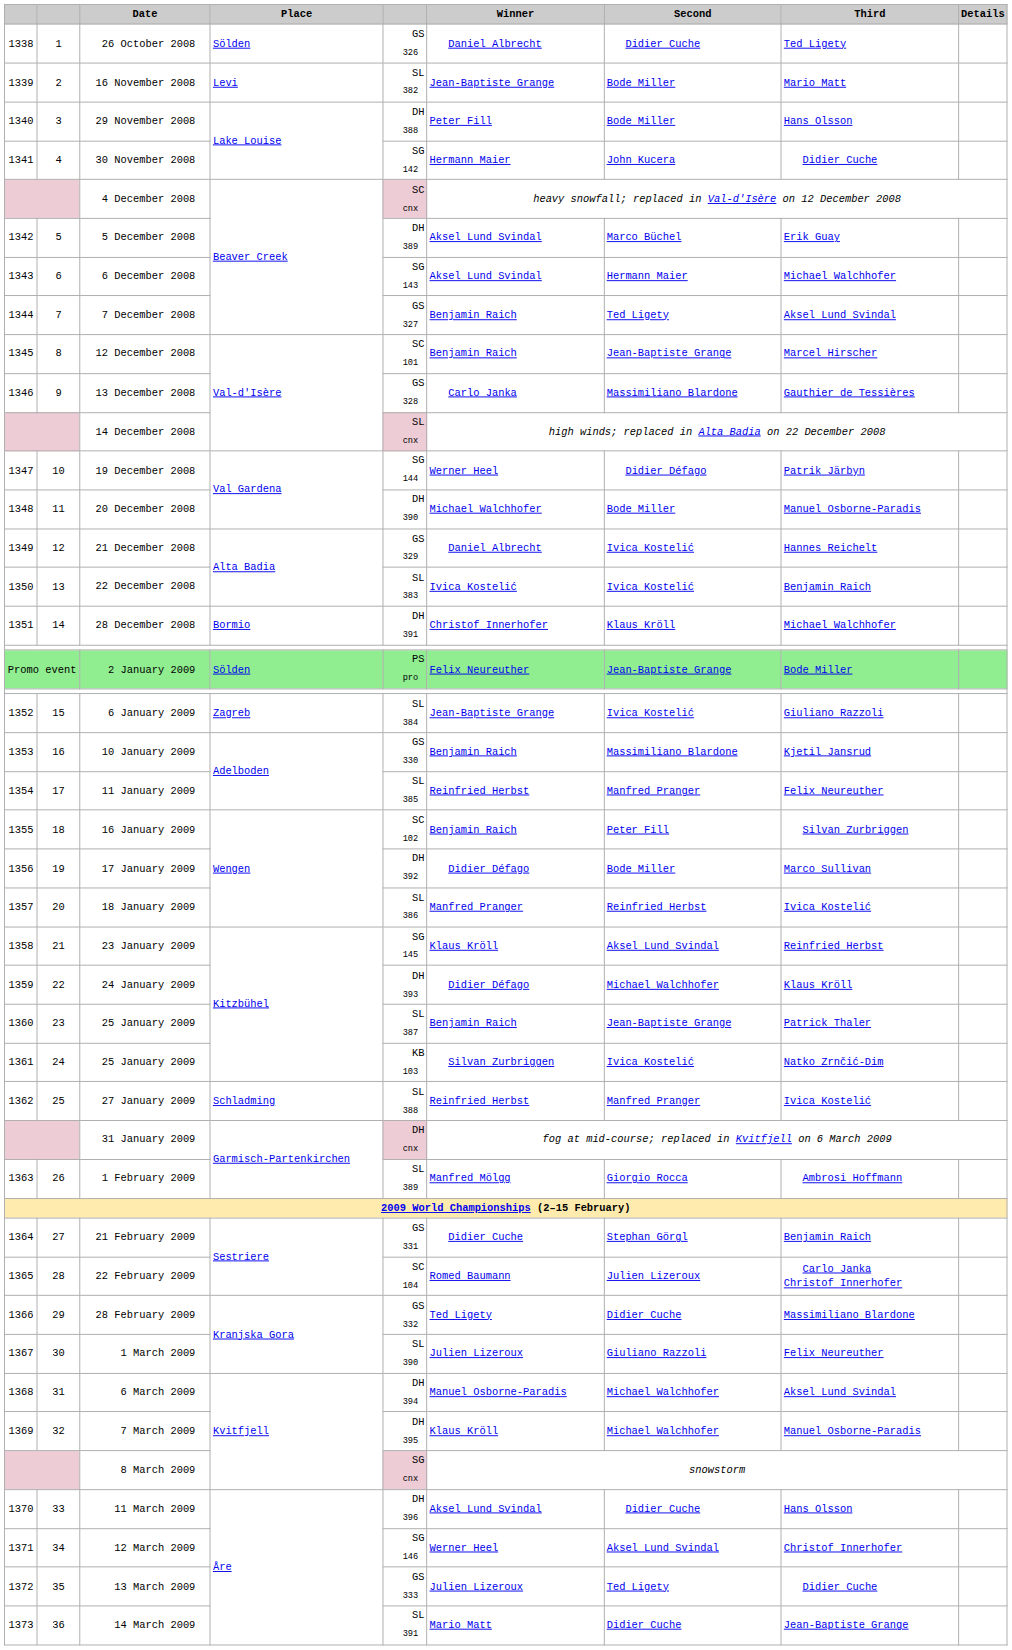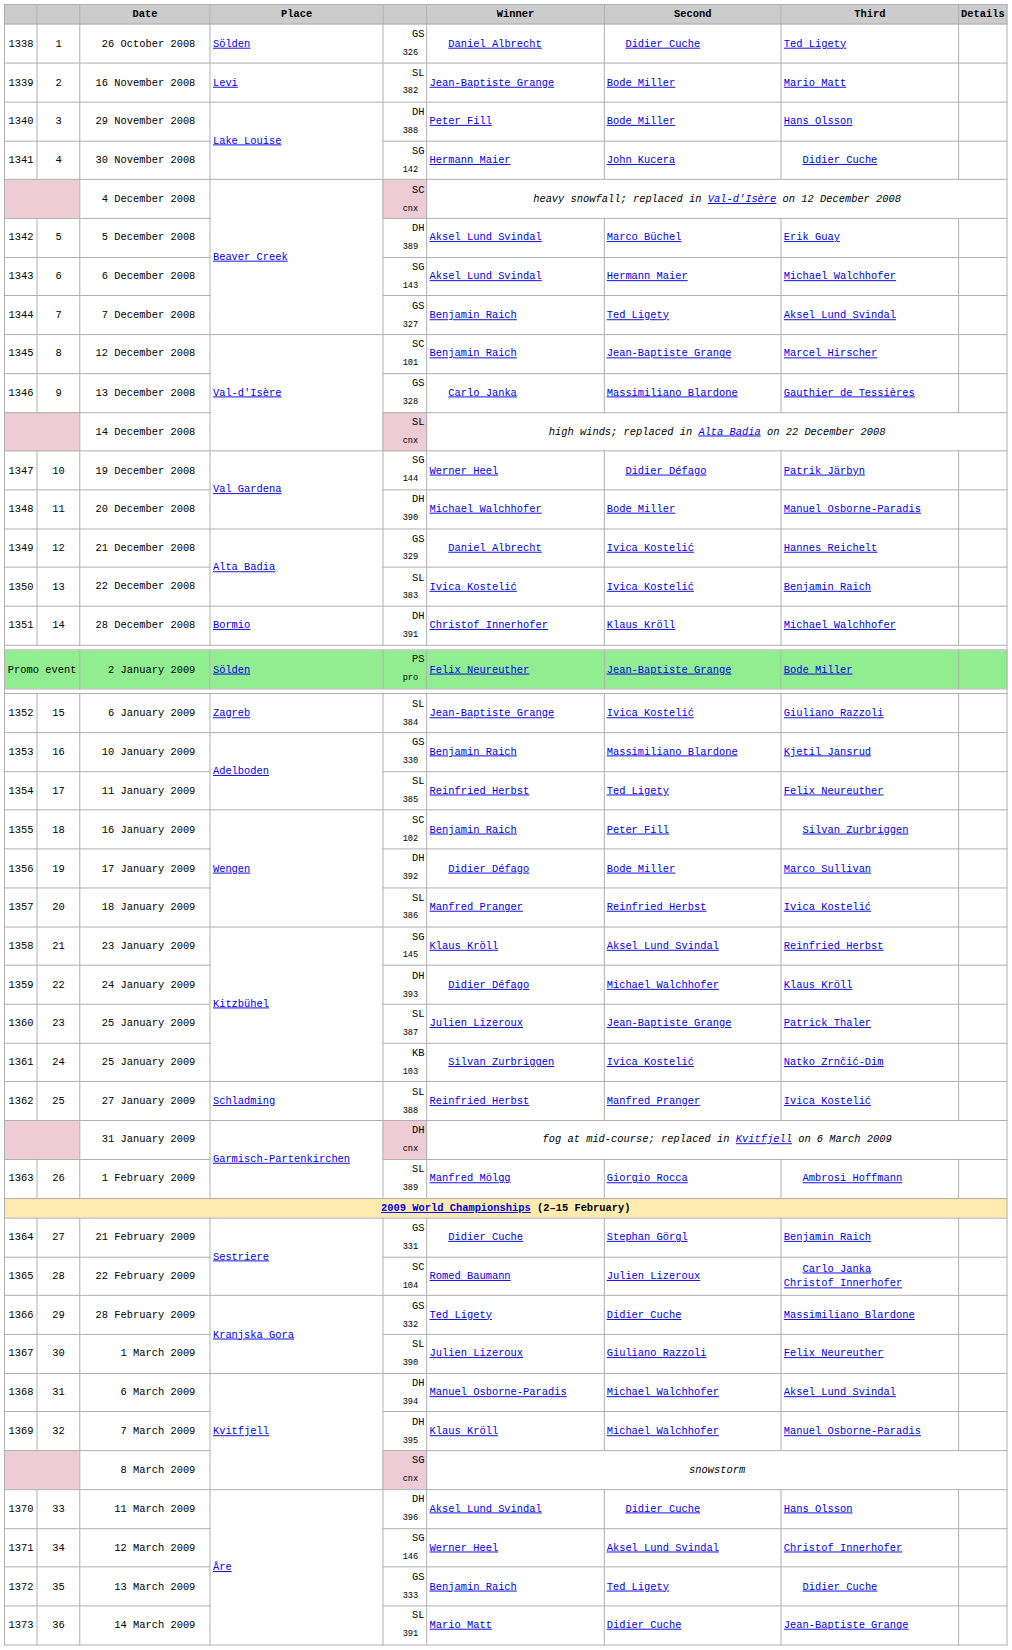(653, 791) Manfred Pranger -> (638, 791) Ted Ligety
(473, 1024) Benjamin Raich -> (476, 1024) Julien Lizeroux
(476, 1587) Julien Lizeroux -> (473, 1587) Benjamin Raich
